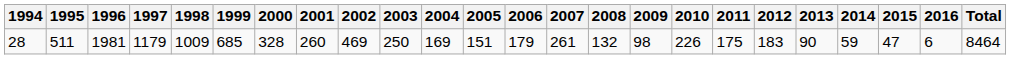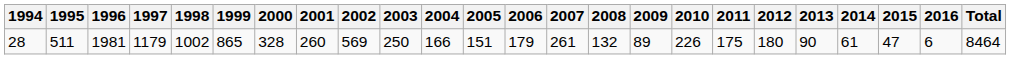(192, 41) 1009 -> (192, 41) 1002
(229, 41) 685 -> (229, 41) 865
(354, 41) 469 -> (354, 41) 569
(438, 41) 169 -> (438, 41) 166
(642, 41) 98 -> (642, 41) 89
(770, 41) 183 -> (770, 41) 180
(849, 41) 59 -> (849, 41) 61
